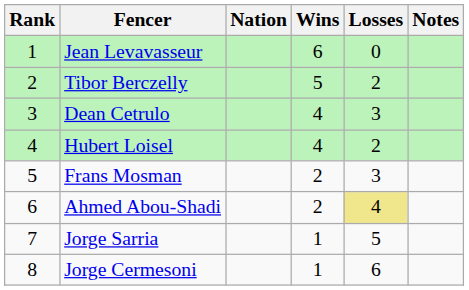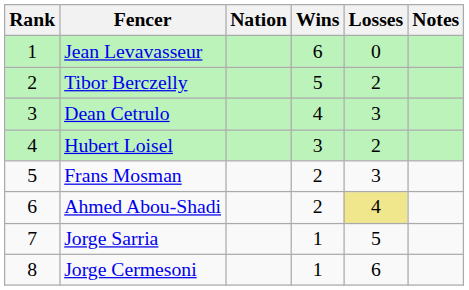(318, 144) 4 -> (318, 144) 3
